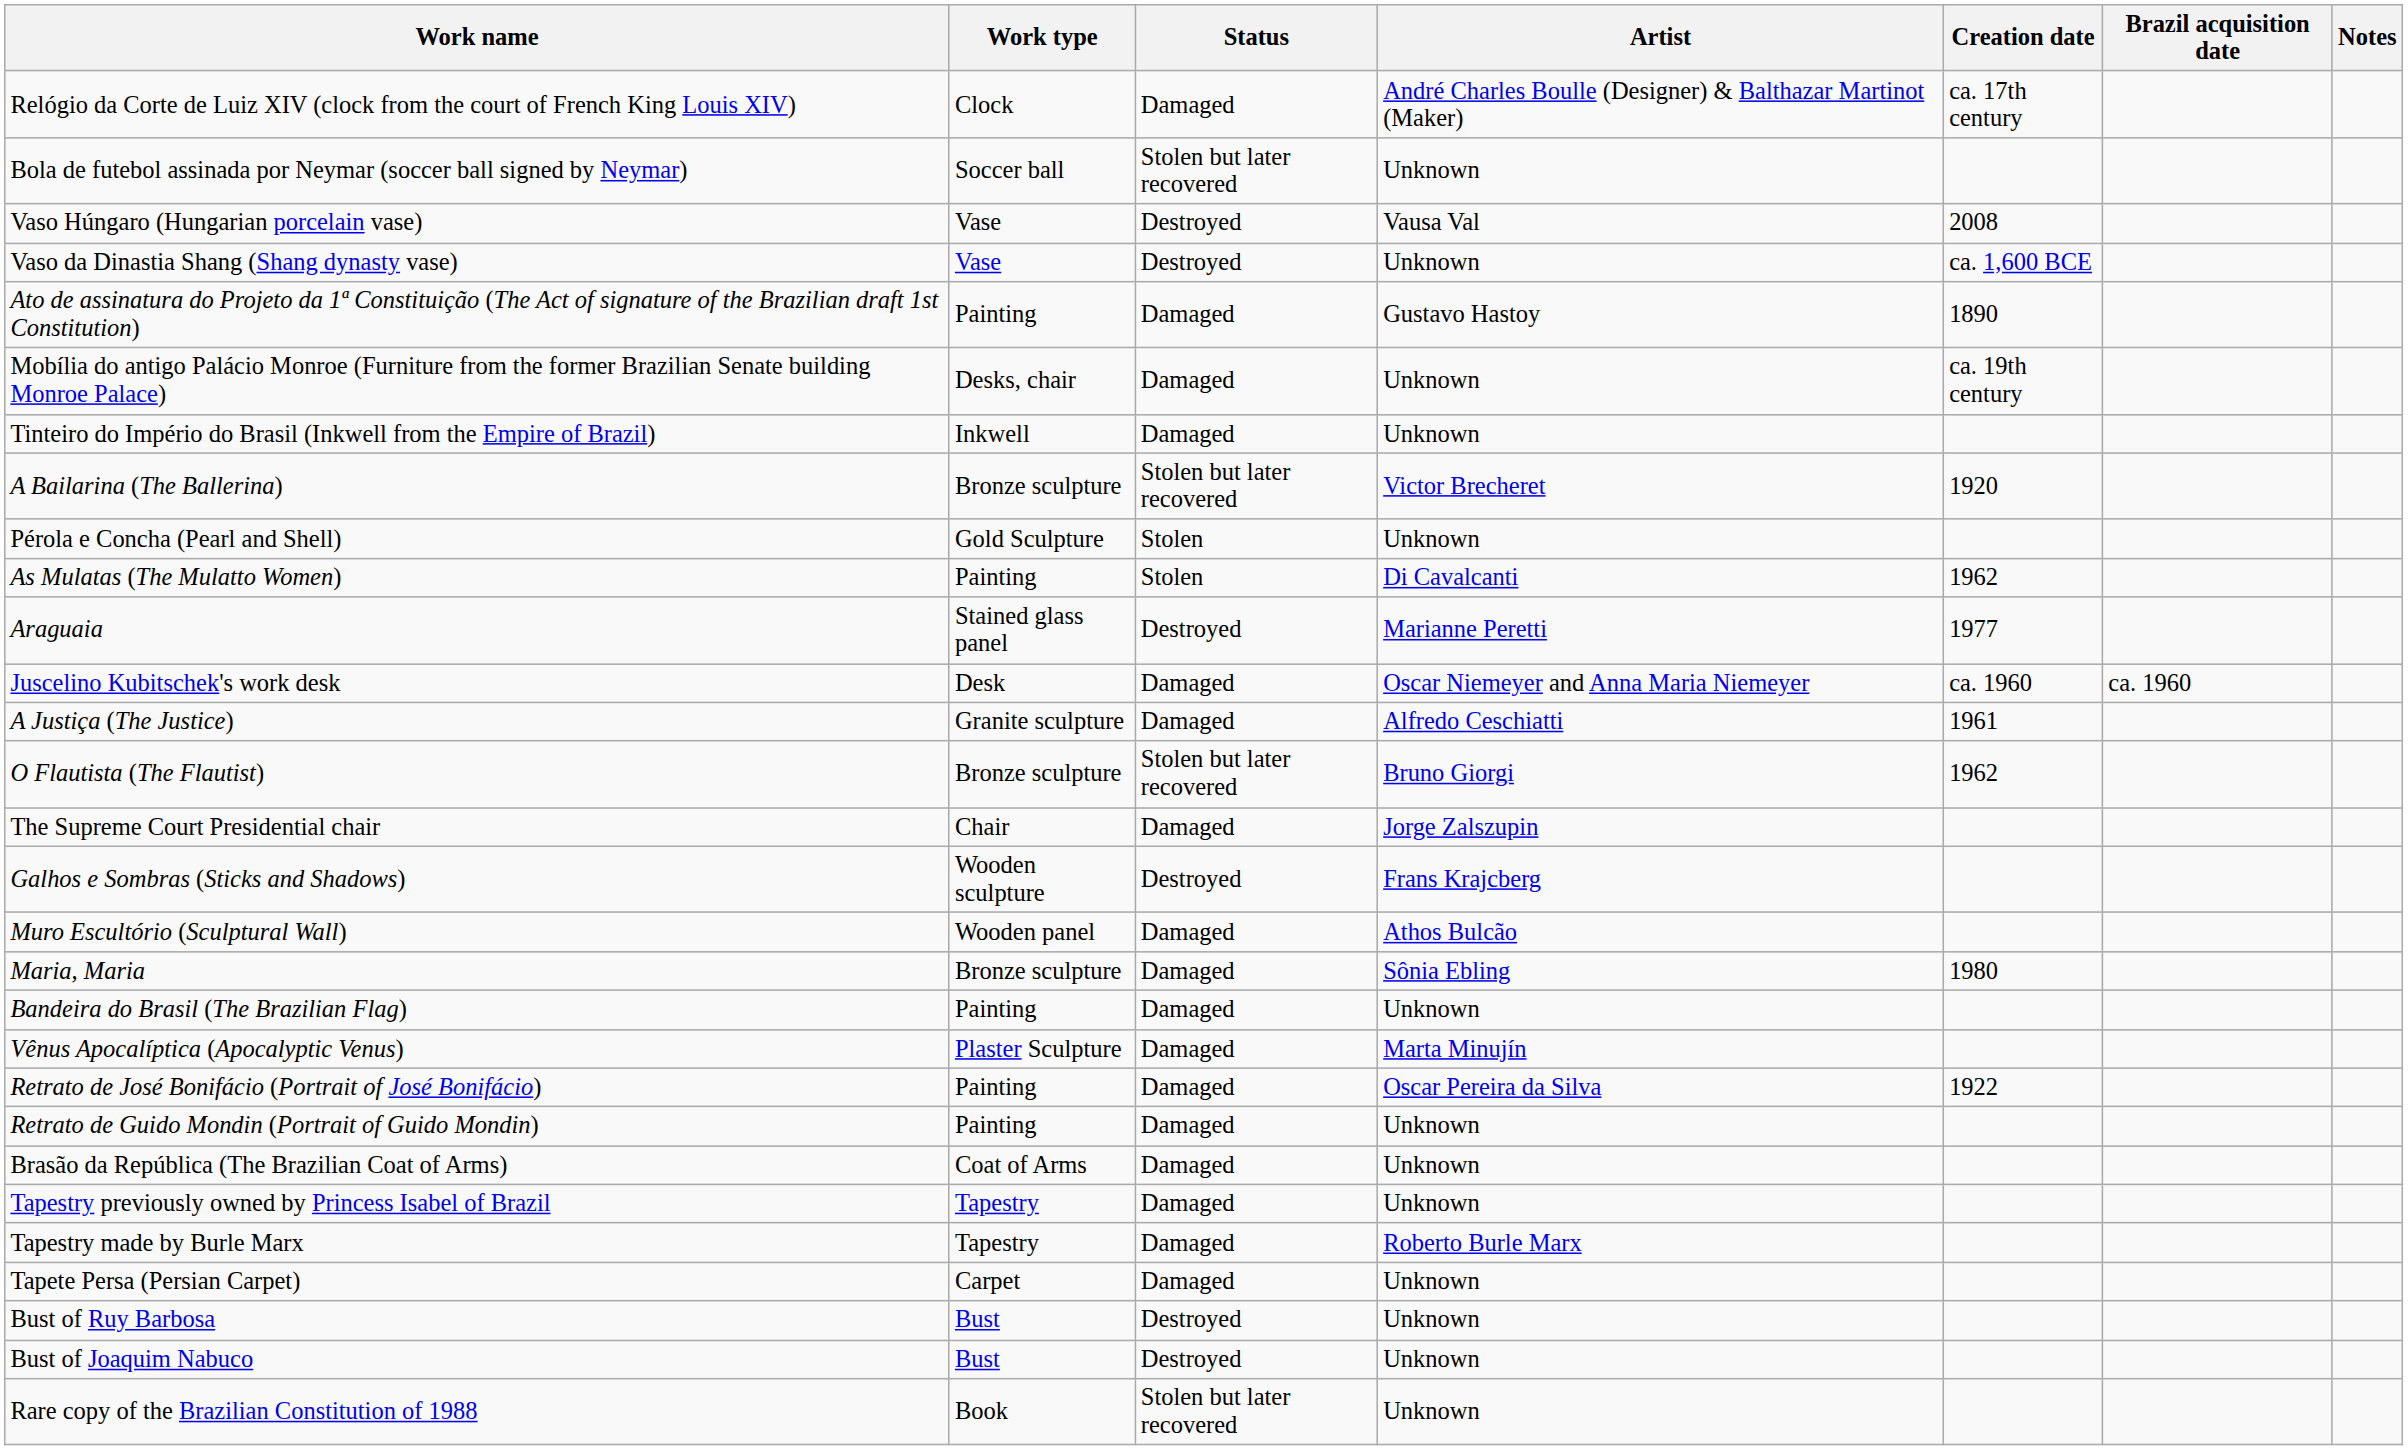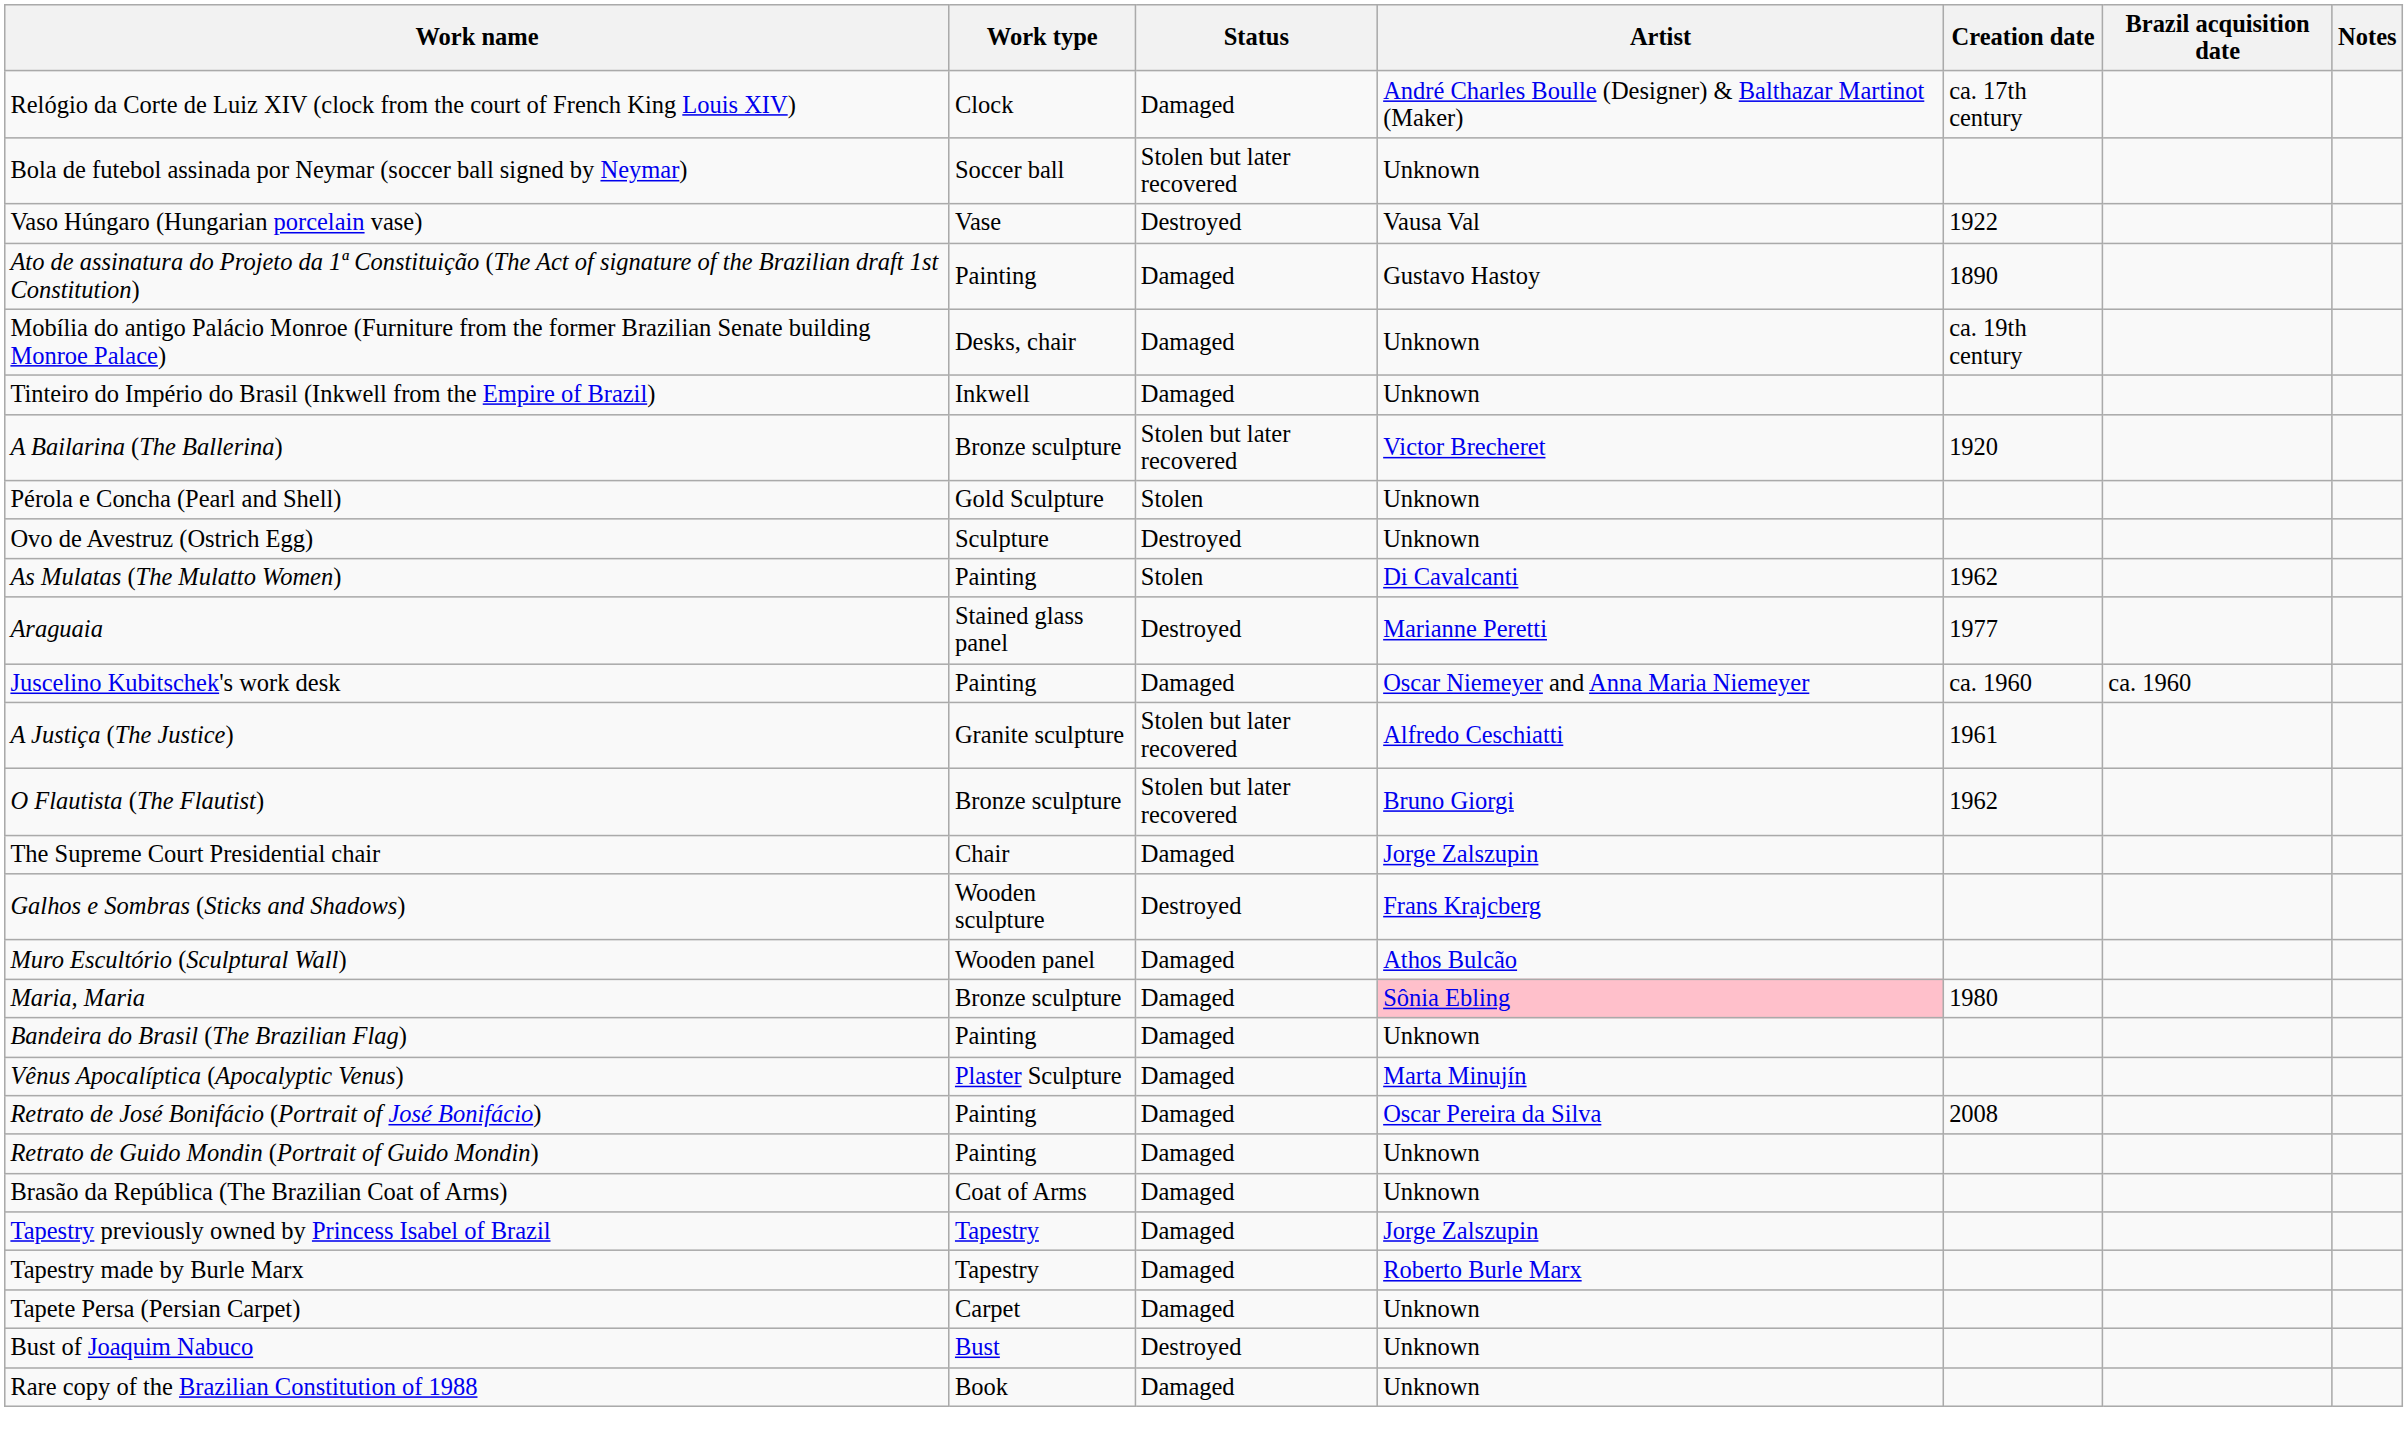(1974, 223) 2008 -> (1974, 223) 1922
- row: (234, 261)
+ row: (162, 538)
(980, 682) Desk -> (996, 682) Painting
(1188, 721) Damaged -> (1216, 735) Stolen but later recovered
(1447, 970) no background -> (1447, 998) pink background
(1974, 1087) 1922 -> (1974, 1114) 2008
(1431, 1203) Unknown -> (1461, 1231) Jorge Zalszupin
- row: (113, 1320)
(1216, 1411) Stolen but later recovered -> (1188, 1386) Damaged
